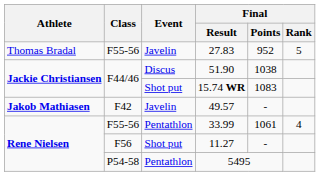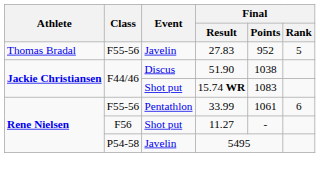- row: (221, 106)
(299, 125) 4 -> (299, 106) 6
(168, 162) Pentathlon -> (160, 143) Javelin
